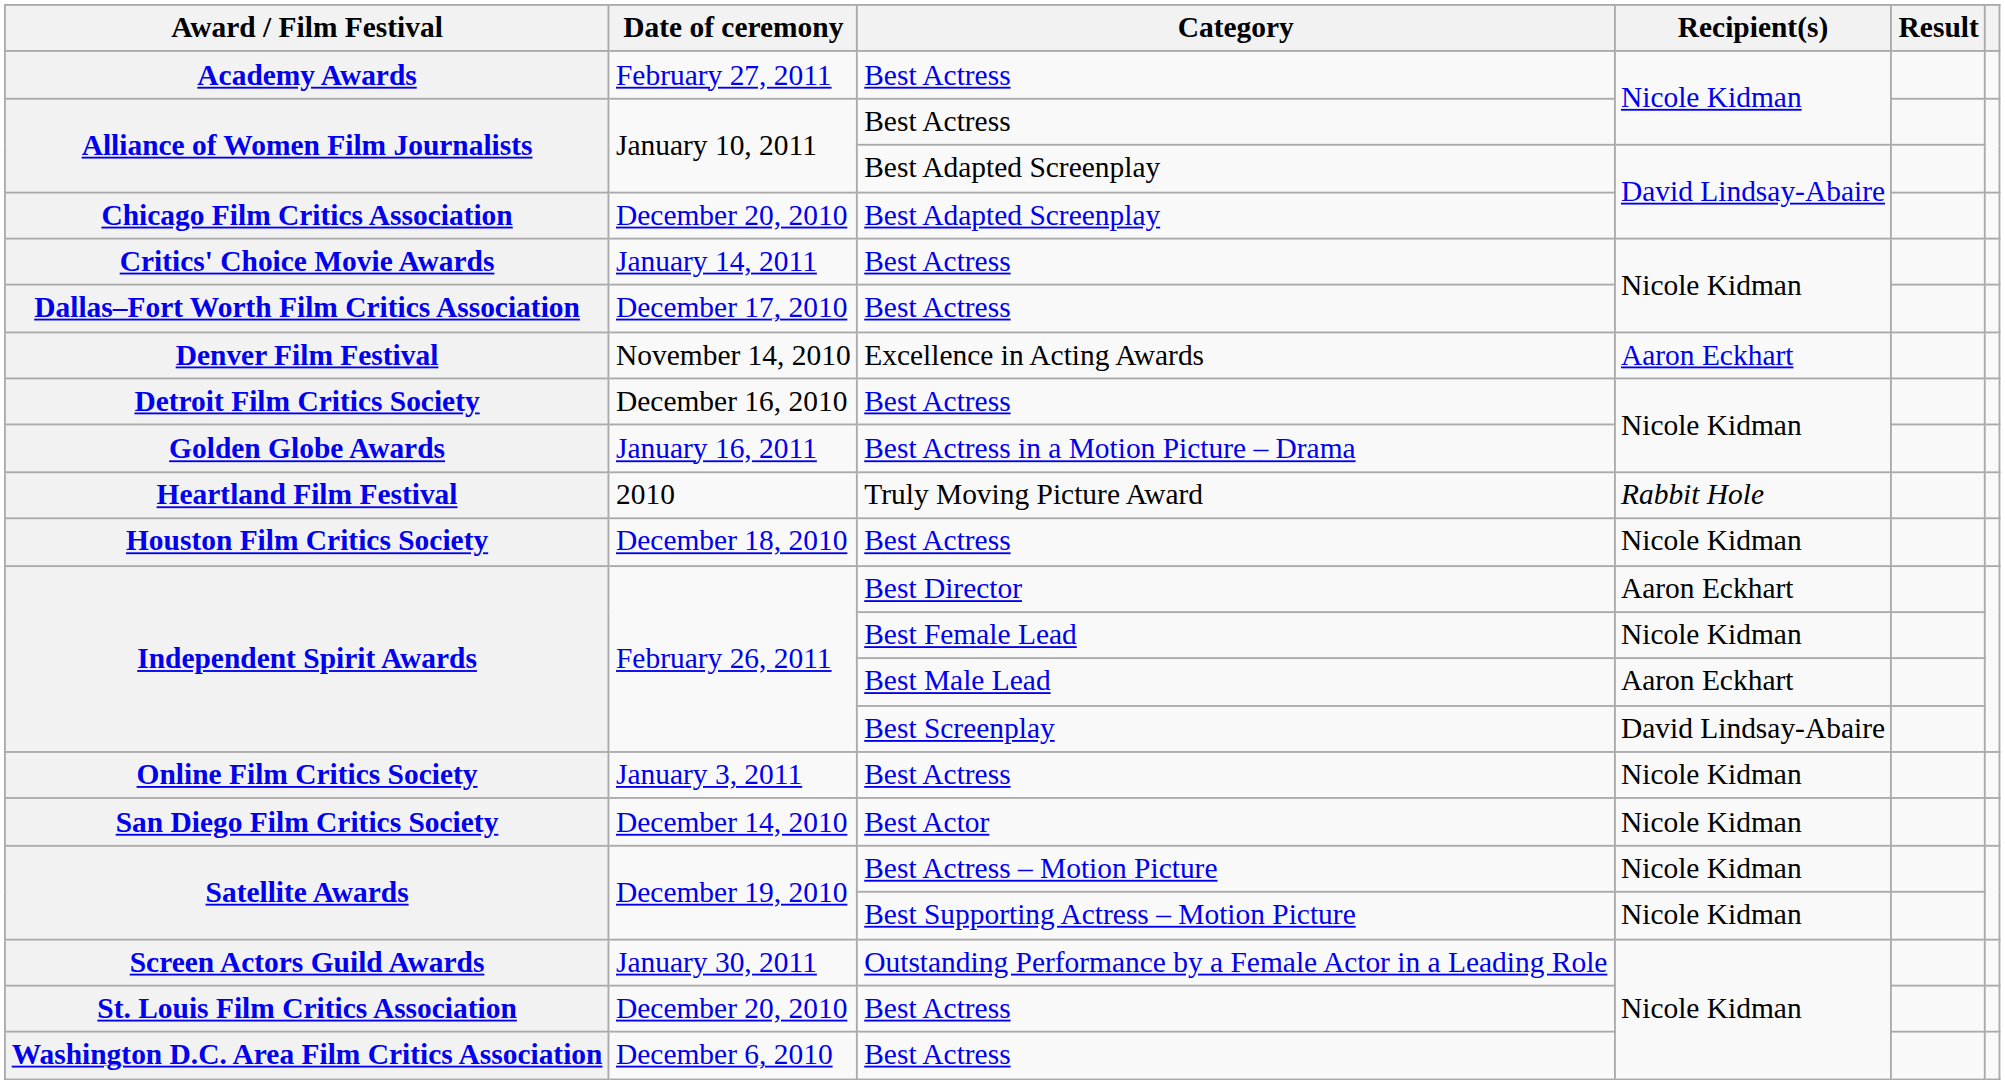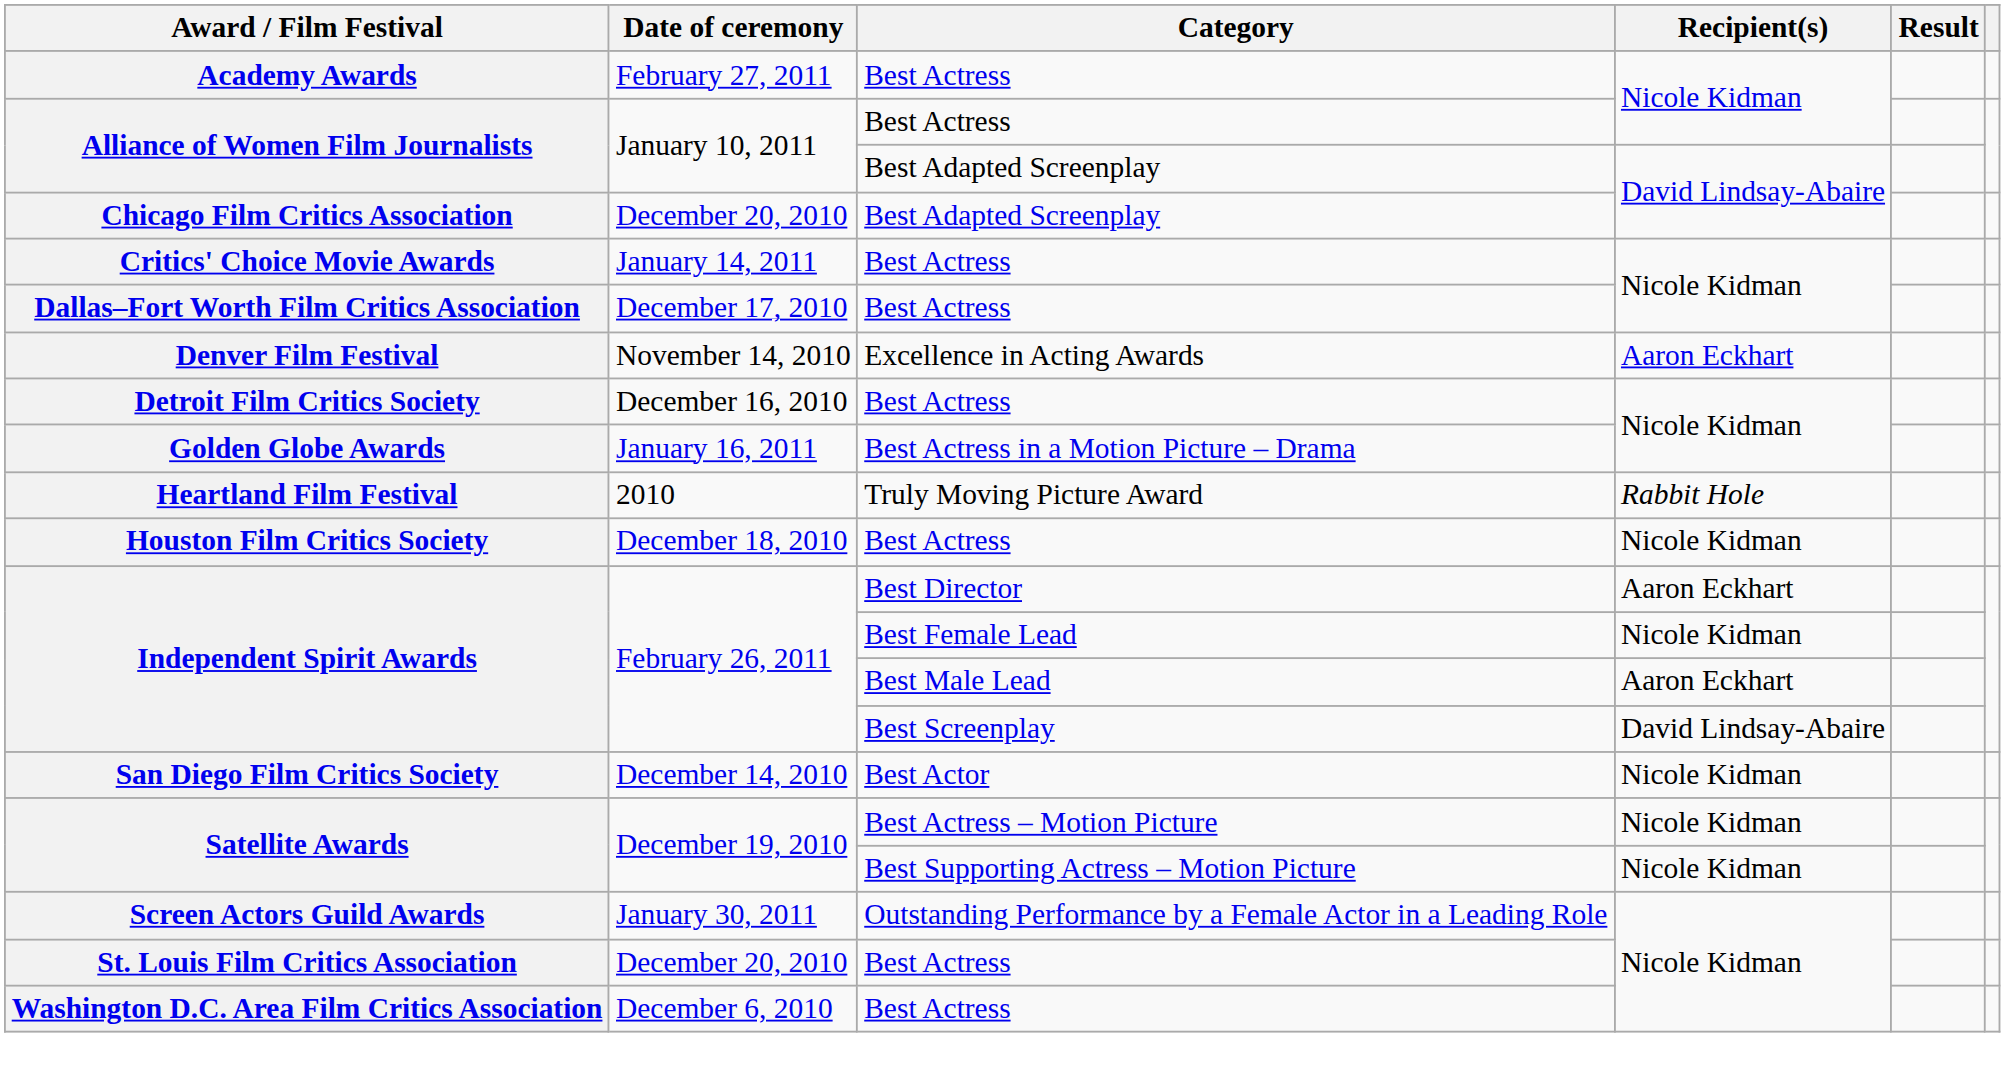- row: (307, 774)
